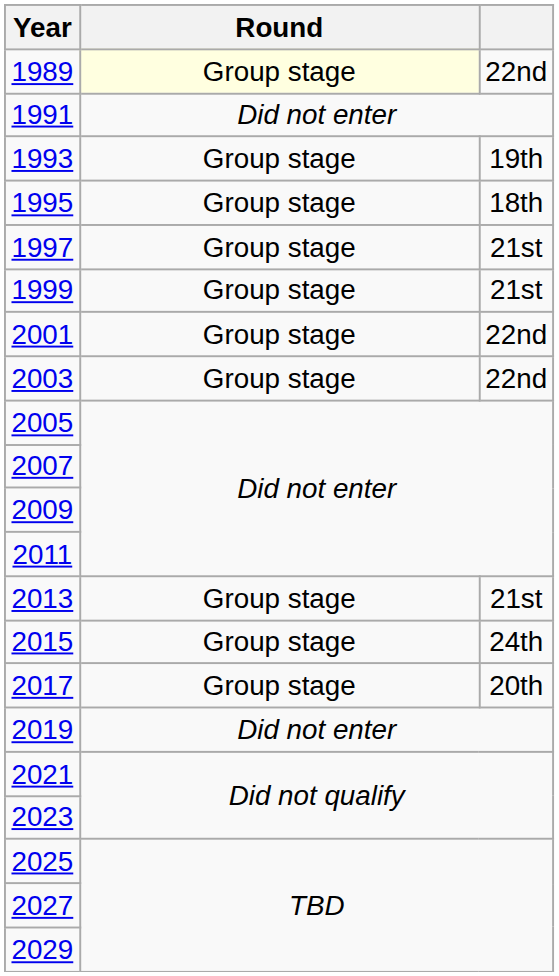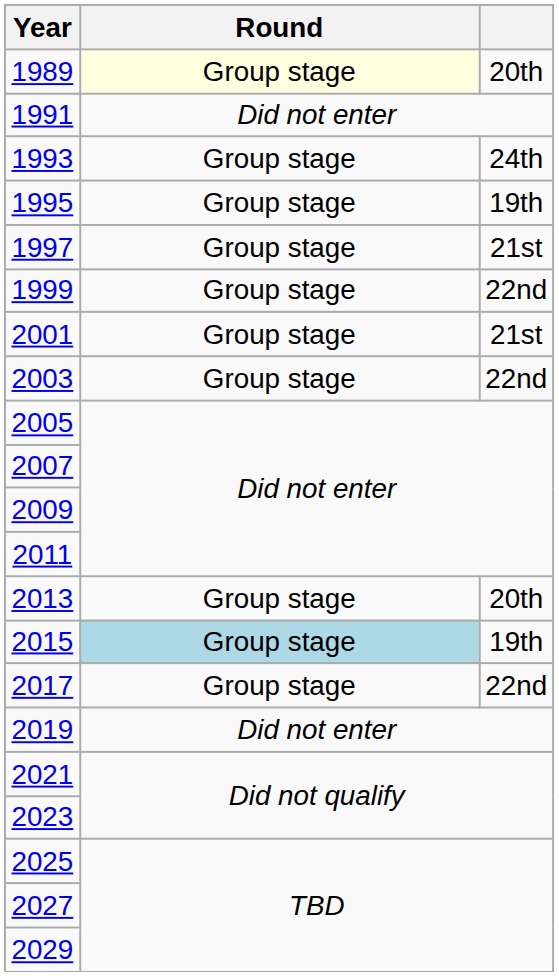(516, 71) 22nd -> (516, 71) 20th
(516, 159) 19th -> (516, 159) 24th
(516, 203) 18th -> (516, 203) 19th
(516, 291) 21st -> (516, 291) 22nd
(516, 335) 22nd -> (516, 335) 21st
(516, 598) 21st -> (516, 598) 20th
(279, 642) no background -> (279, 642) lightblue background
(516, 642) 24th -> (516, 642) 19th
(516, 686) 20th -> (516, 686) 22nd
